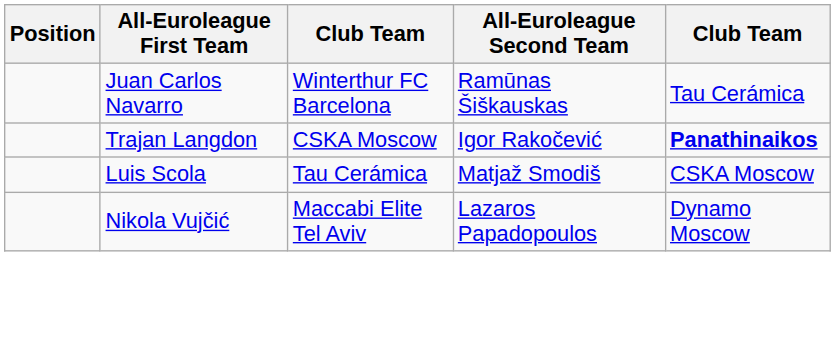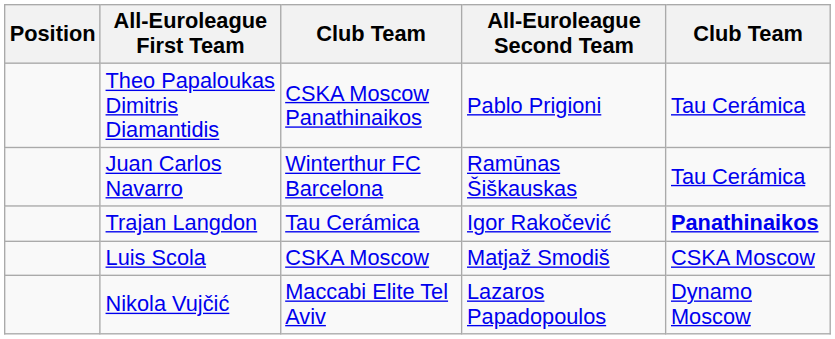+ row: (190, 105)
(365, 139) CSKA Moscow -> (352, 223) Tau Cerámica
(360, 174) Tau Cerámica -> (357, 257) CSKA Moscow
